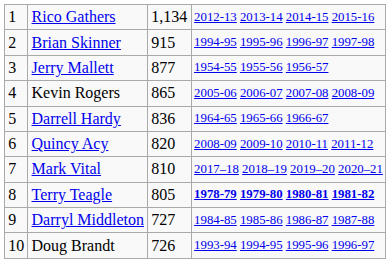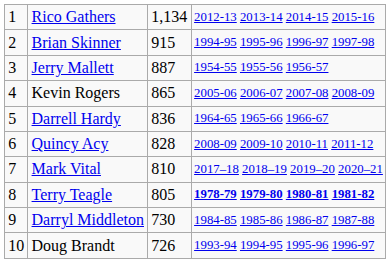(163, 67) 877 -> (163, 67) 887
(163, 144) 820 -> (163, 144) 828
(163, 220) 727 -> (163, 220) 730
